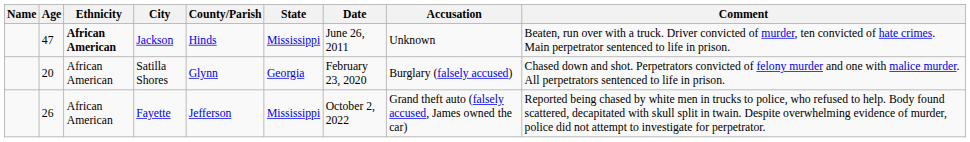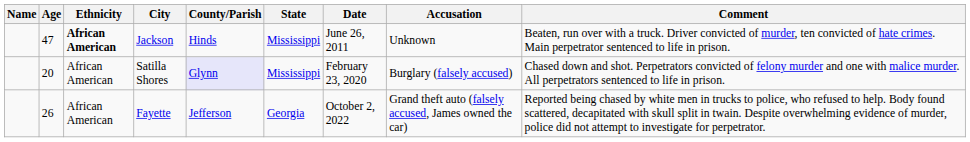(203, 73) no background -> (203, 73) lavender background
(286, 73) Georgia -> (294, 73) Mississippi
(294, 113) Mississippi -> (286, 113) Georgia
